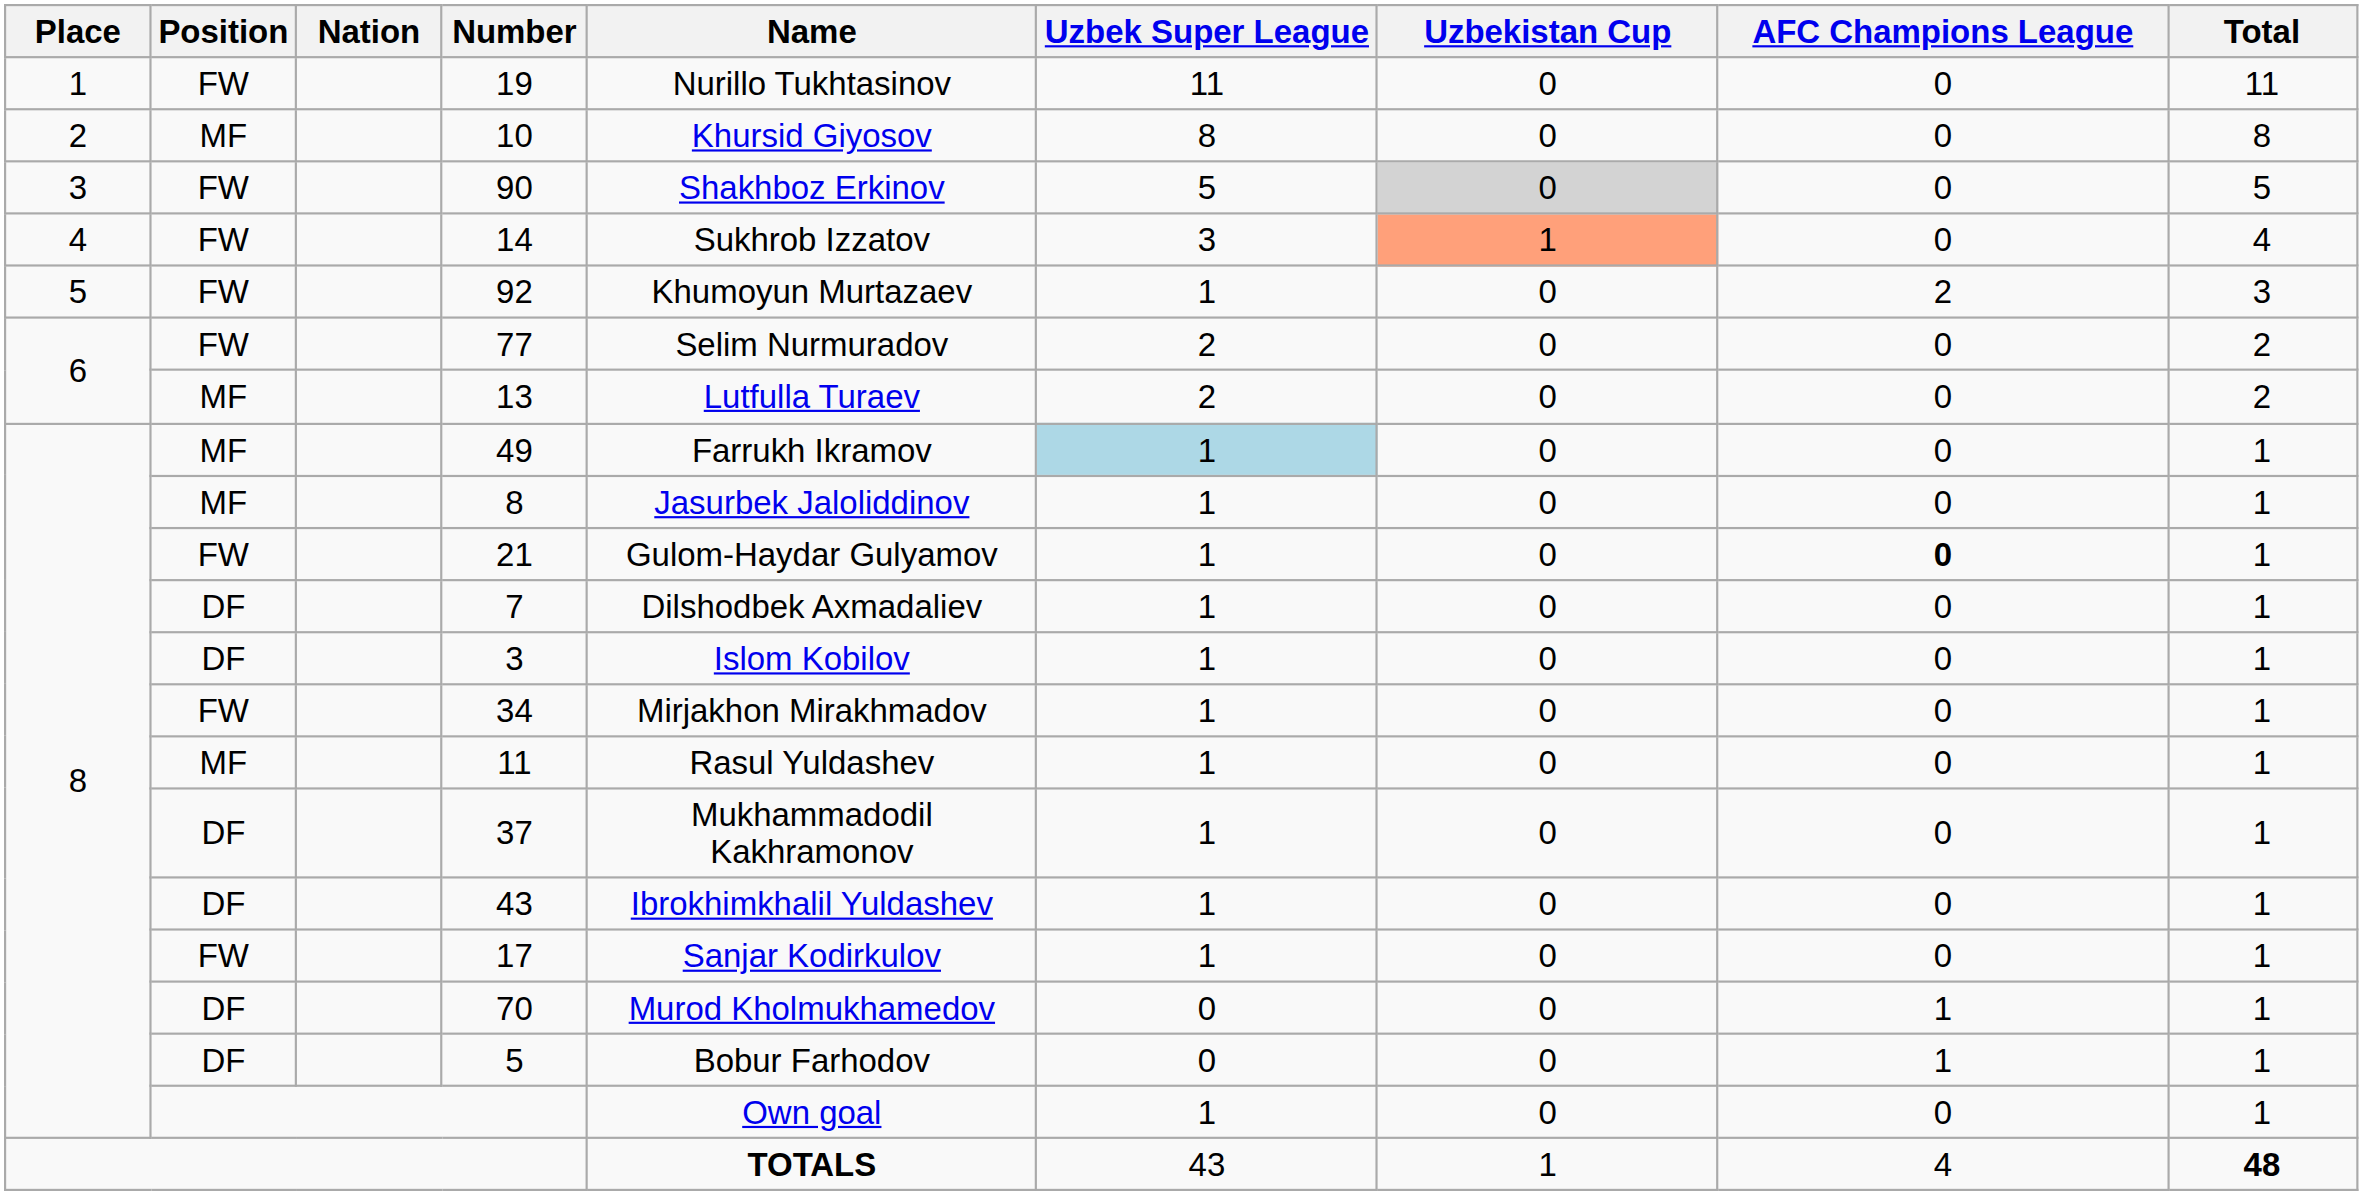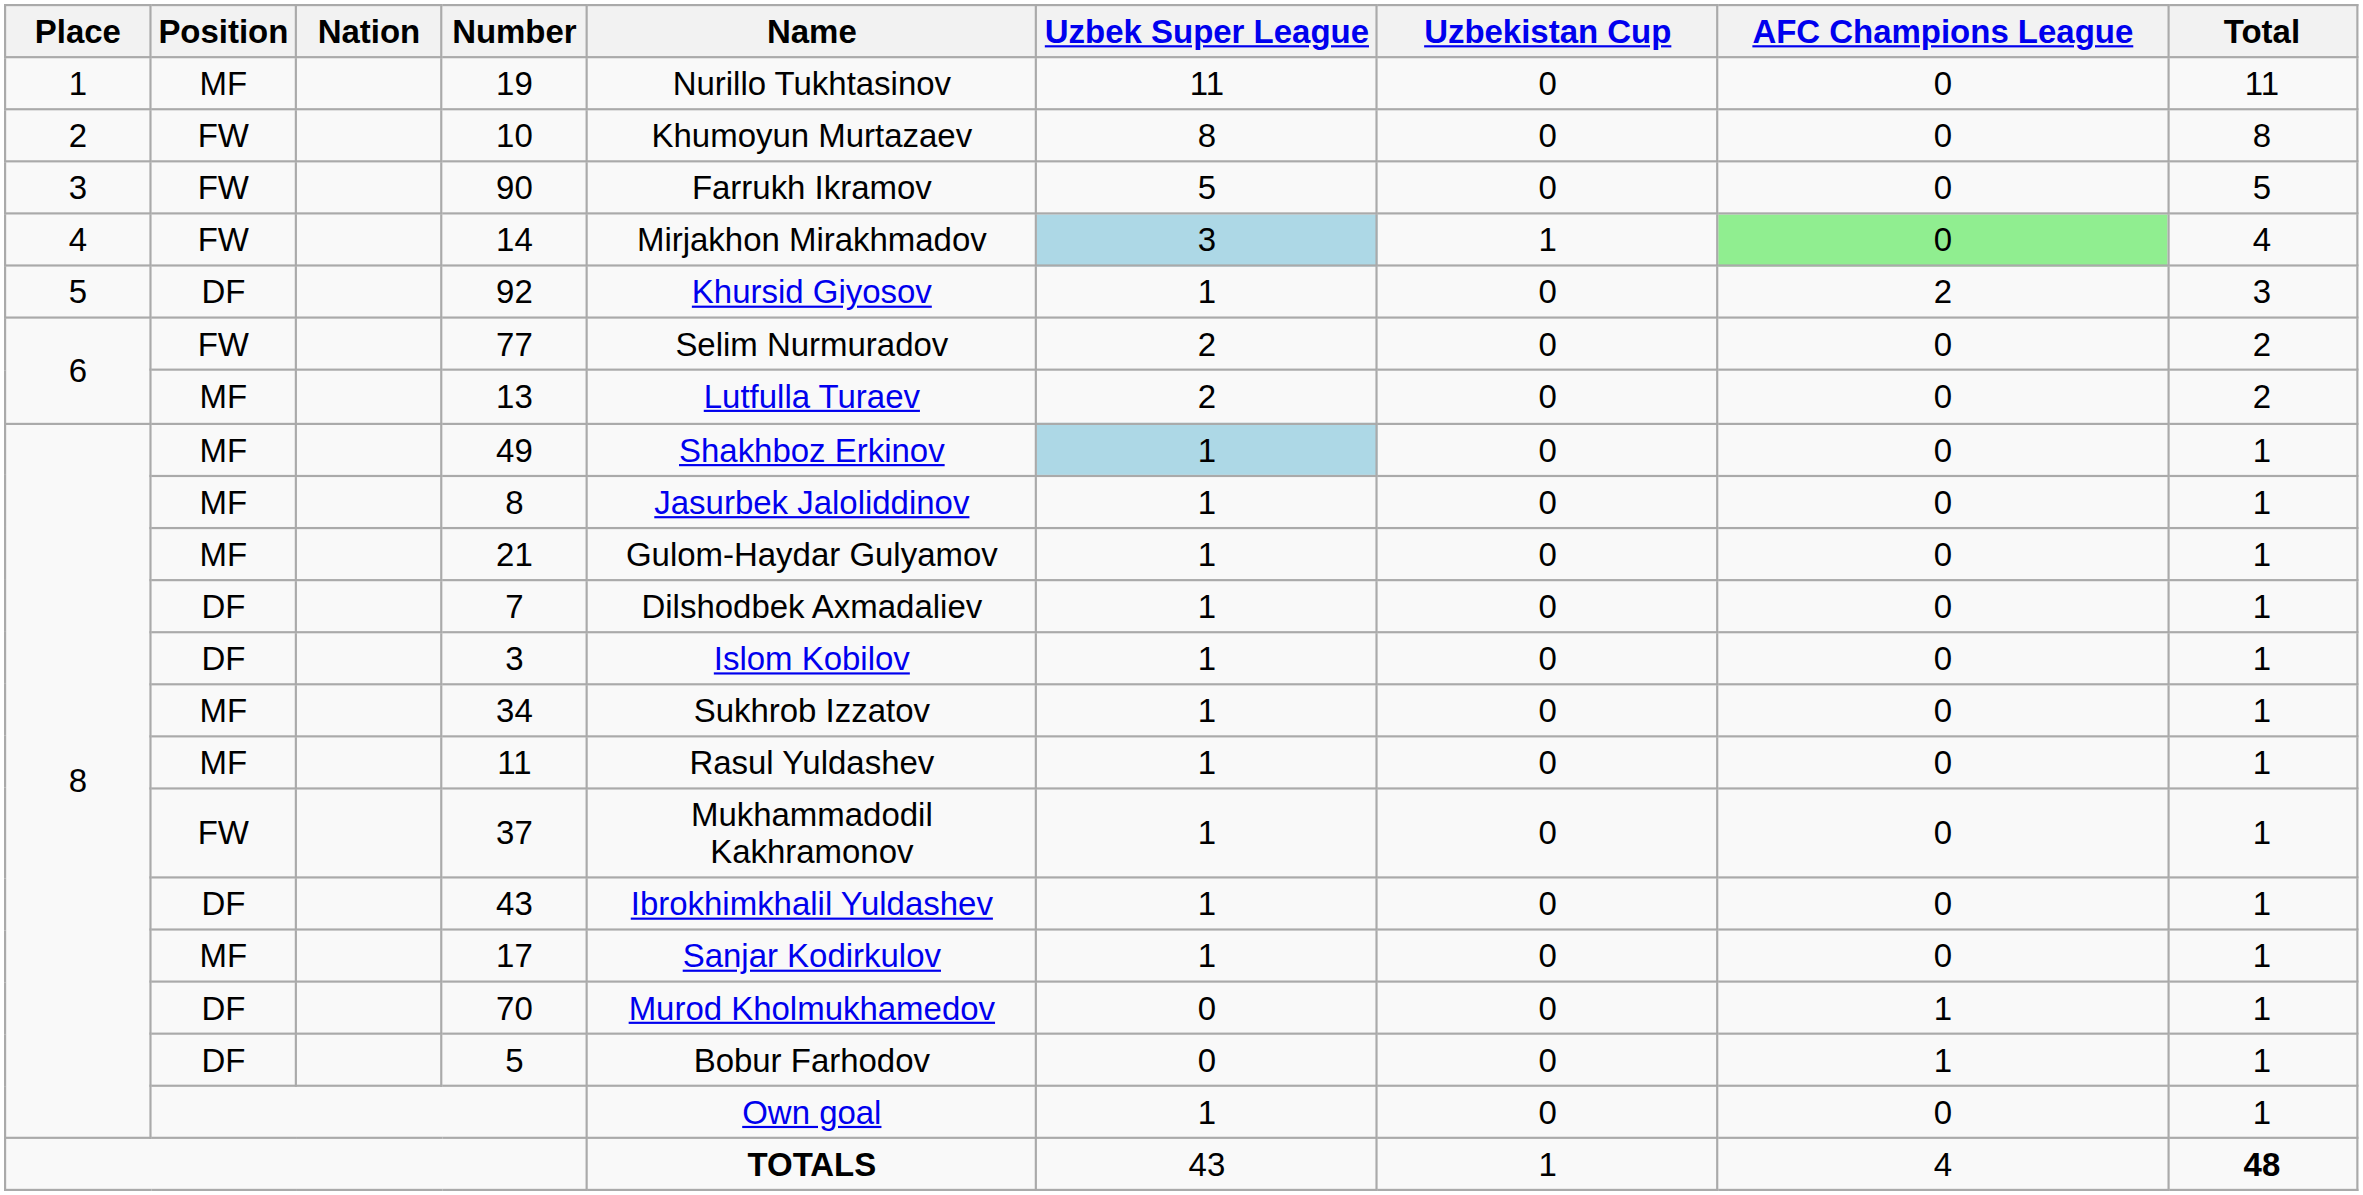(223, 84) FW -> (223, 84) MF
(223, 136) MF -> (223, 136) FW
(812, 136) Khursid Giyosov -> (812, 136) Khumoyun Murtazaev
(812, 188) Shakhboz Erkinov -> (812, 188) Farrukh Ikramov
(1548, 188) lightgrey background -> (1548, 188) no background
(812, 240) Sukhrob Izzatov -> (812, 240) Mirjakhon Mirakhmadov
(1207, 240) no background -> (1207, 240) lightblue background
(1548, 240) lightsalmon background -> (1548, 240) no background
(1943, 240) no background -> (1943, 240) lightgreen background
(223, 292) FW -> (223, 292) DF
(812, 292) Khumoyun Murtazaev -> (812, 292) Khursid Giyosov
(812, 449) Farrukh Ikramov -> (812, 449) Shakhboz Erkinov
(223, 554) FW -> (223, 554) MF
(1943, 554) bold -> (1943, 554) normal
(223, 710) FW -> (223, 710) MF
(812, 710) Mirjakhon Mirakhmadov -> (812, 710) Sukhrob Izzatov
(223, 833) DF -> (223, 833) FW
(223, 956) FW -> (223, 956) MF
